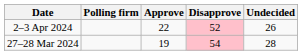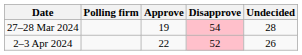rows swapped: (43, 27) <-> (43, 42)
